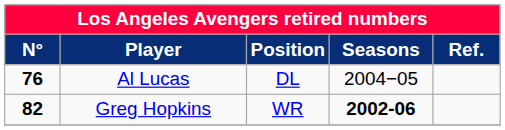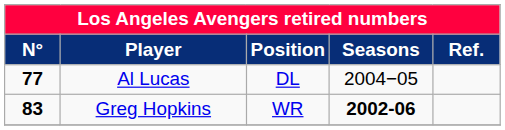(33, 79) 76 -> (33, 79) 77
(33, 109) 82 -> (33, 109) 83
